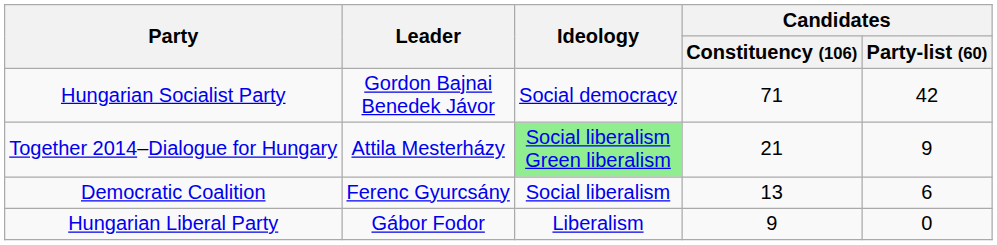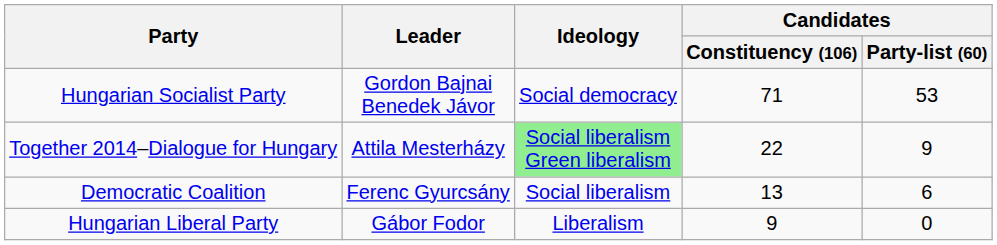(927, 95) 42 -> (927, 95) 53
(772, 149) 21 -> (772, 149) 22
